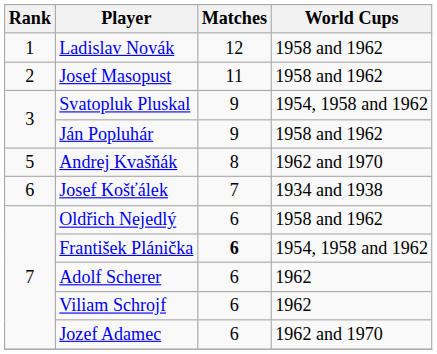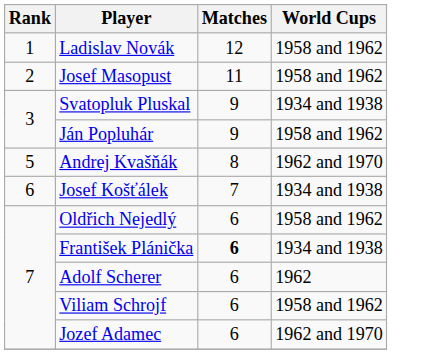(352, 104) 1954, 1958 and 1962 -> (329, 104) 1934 and 1938
(352, 248) 1954, 1958 and 1962 -> (329, 248) 1934 and 1938
(293, 305) 1962 -> (329, 305) 1958 and 1962
